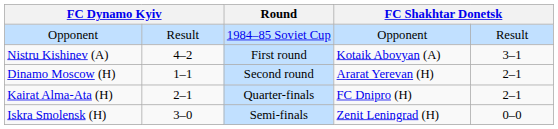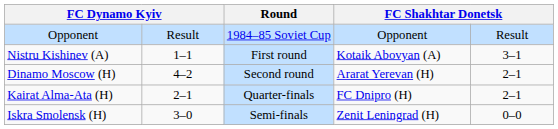(183, 54) 4–2 -> (183, 54) 1–1
(183, 74) 1–1 -> (183, 74) 4–2
